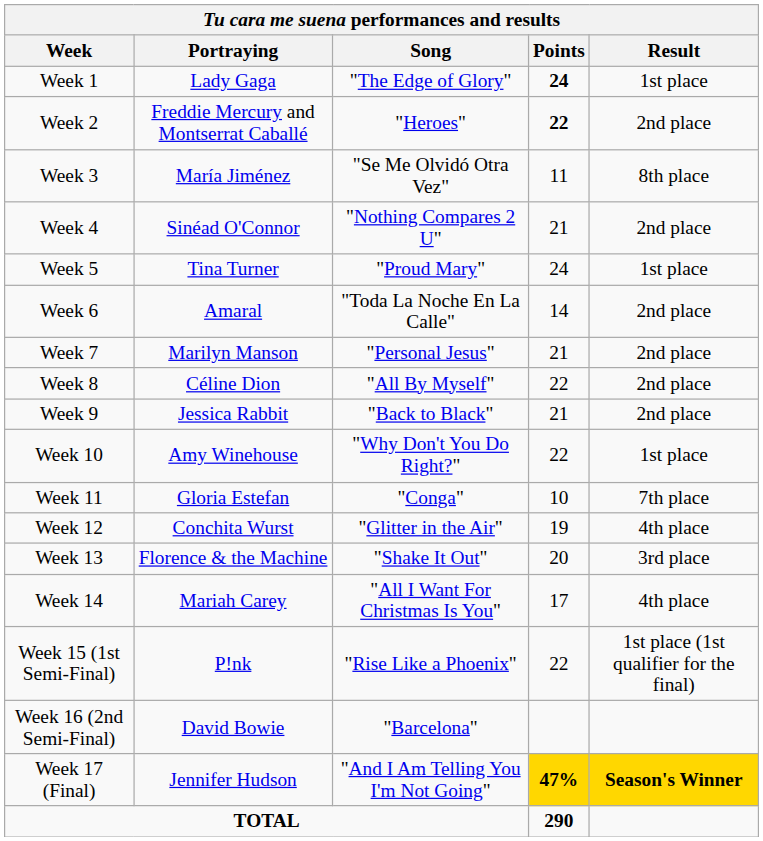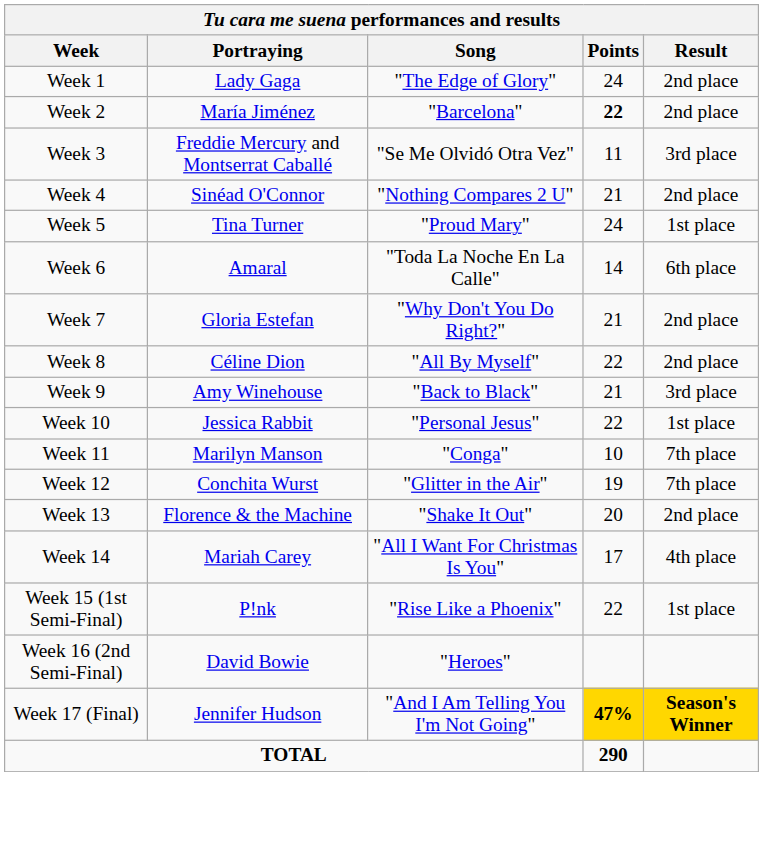(559, 81) bold -> (613, 81) normal
(674, 81) 1st place -> (701, 81) 2nd place
(233, 122) Freddie Mercury and Montserrat Caballé -> (258, 111) María Jiménez
(431, 122) "Heroes" -> (475, 111) "Barcelona"
(233, 175) María Jiménez -> (258, 153) Freddie Mercury and Montserrat Caballé
(674, 175) 8th place -> (701, 153) 3rd place
(674, 311) 2nd place -> (701, 267) 6th place
(233, 352) Marilyn Manson -> (258, 319) Gloria Estefan
(431, 352) "Personal Jesus" -> (475, 319) "Why Don't You Do Right?"
(233, 414) Jessica Rabbit -> (258, 392) Amy Winehouse
(674, 414) 2nd place -> (701, 392) 3rd place
(233, 455) Amy Winehouse -> (258, 422) Jessica Rabbit
(431, 455) "Why Don't You Do Right?" -> (475, 422) "Personal Jesus"
(233, 497) Gloria Estefan -> (258, 453) Marilyn Manson
(674, 527) 4th place -> (701, 484) 7th place
(674, 558) 3rd place -> (701, 515) 2nd place
(674, 663) 1st place (1st qualifier for the final) -> (701, 609) 1st place
(431, 726) "Barcelona" -> (475, 661) "Heroes"
